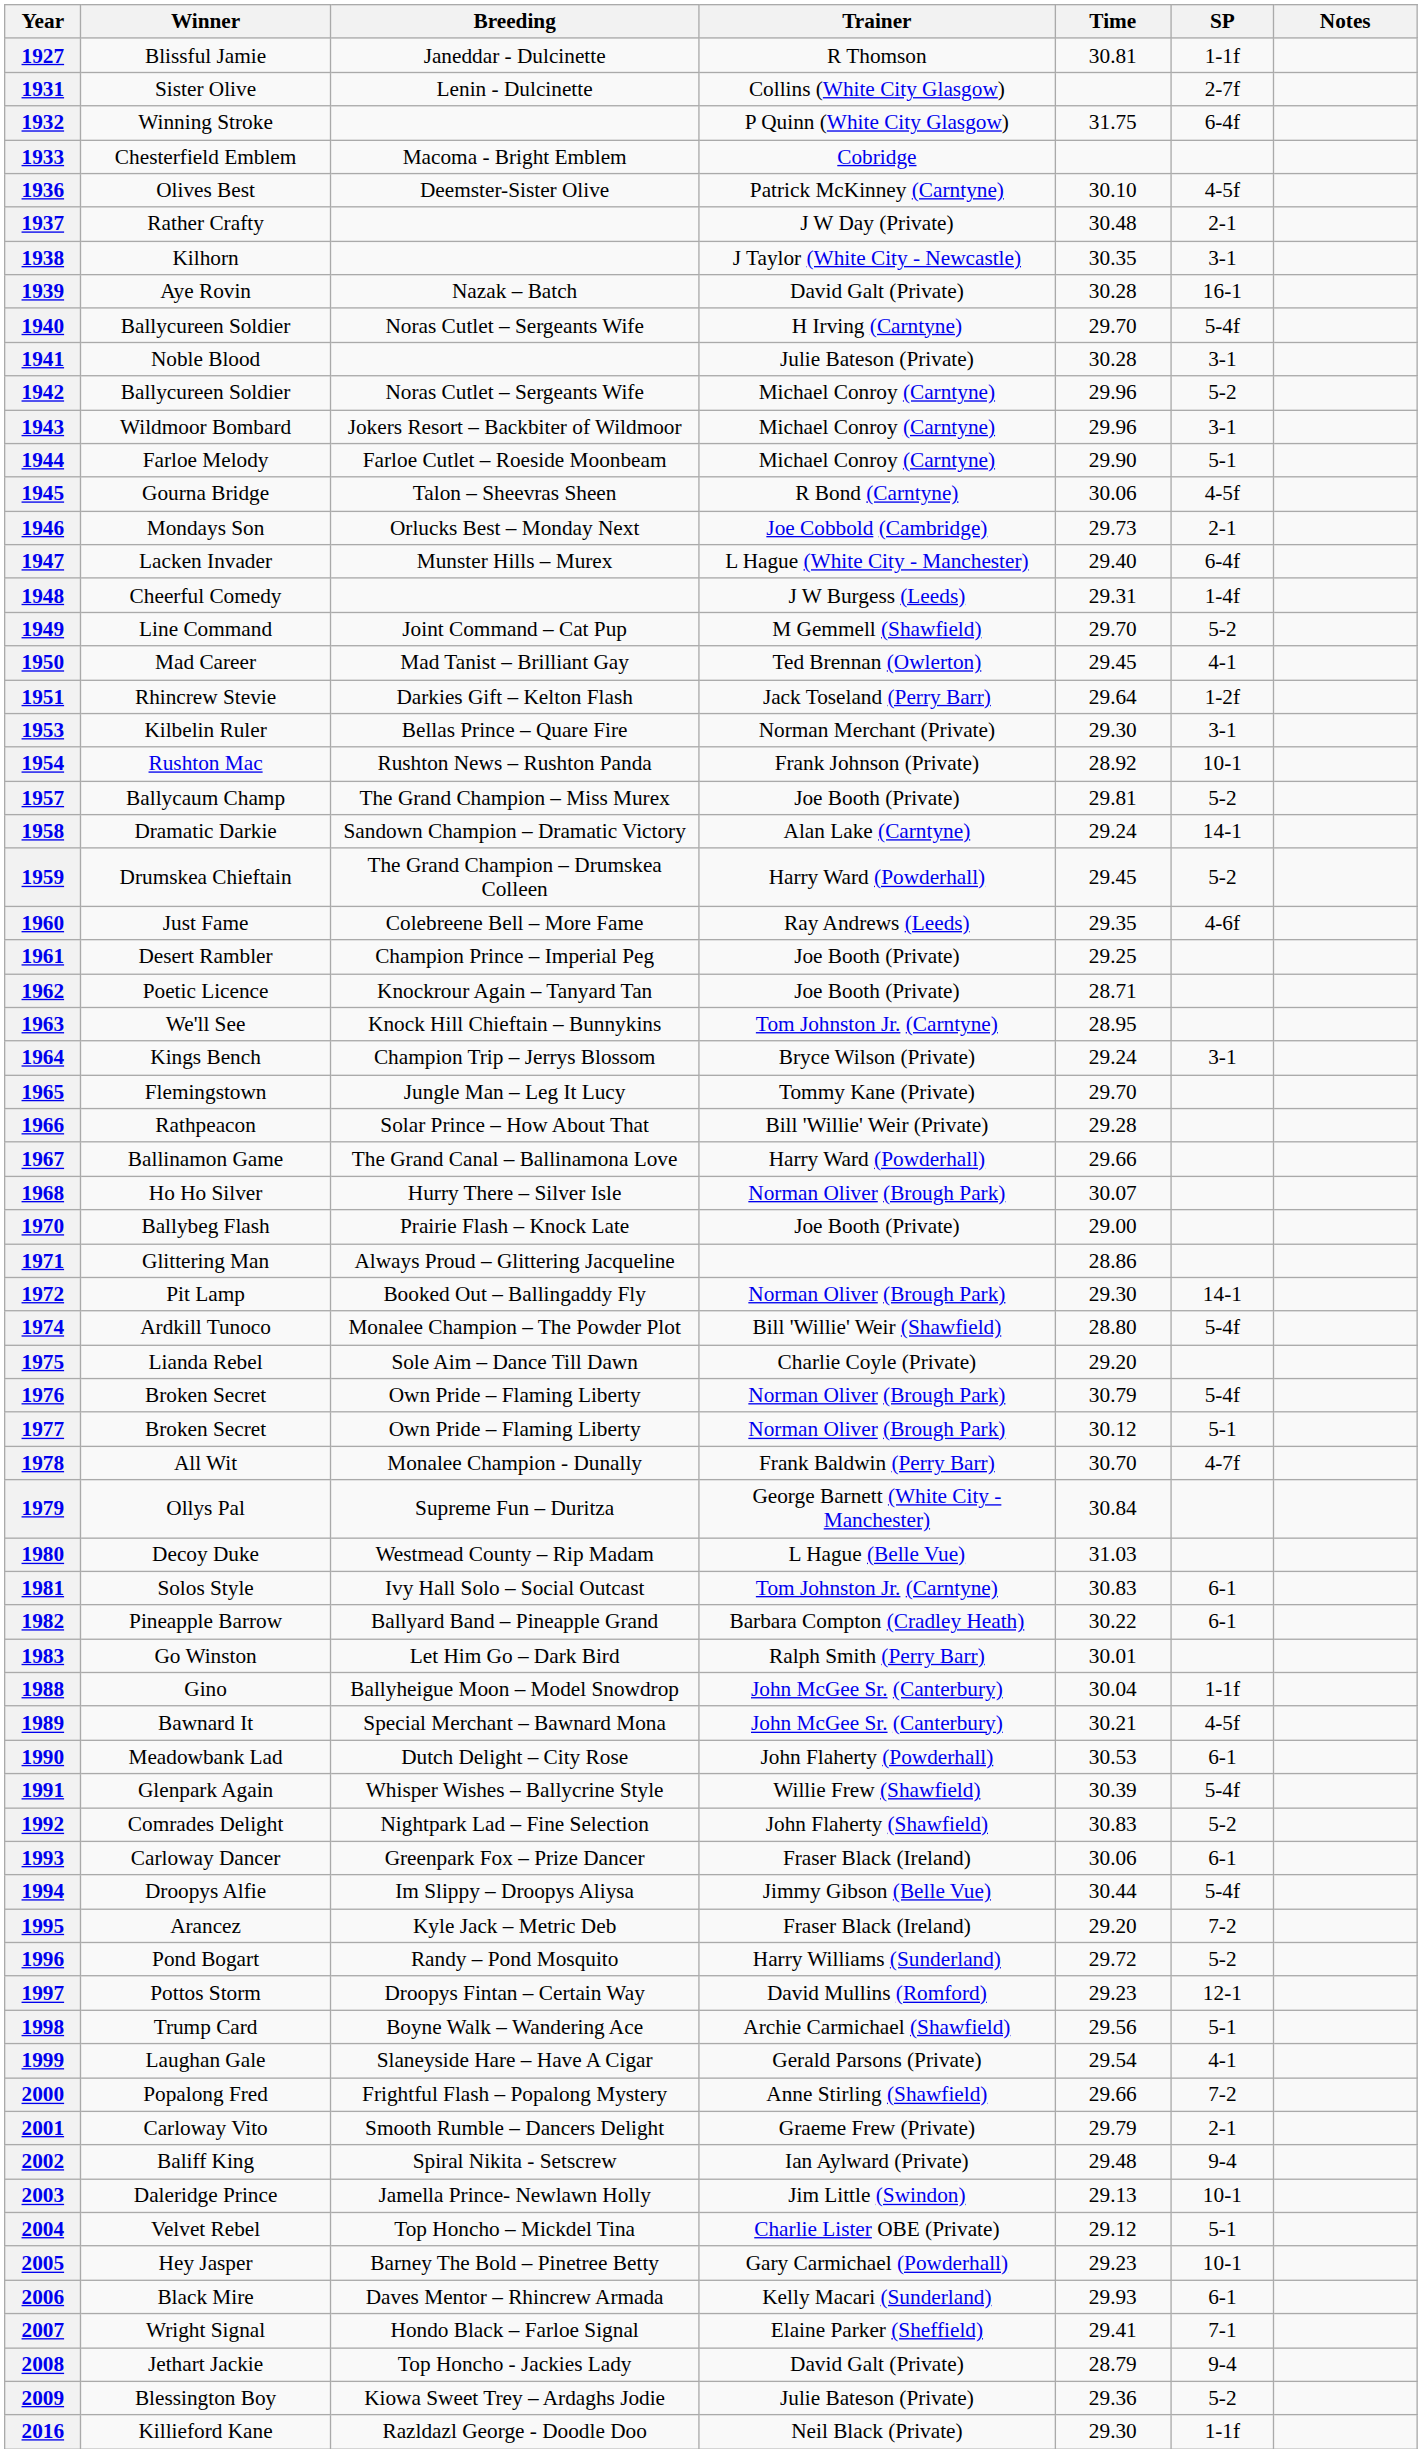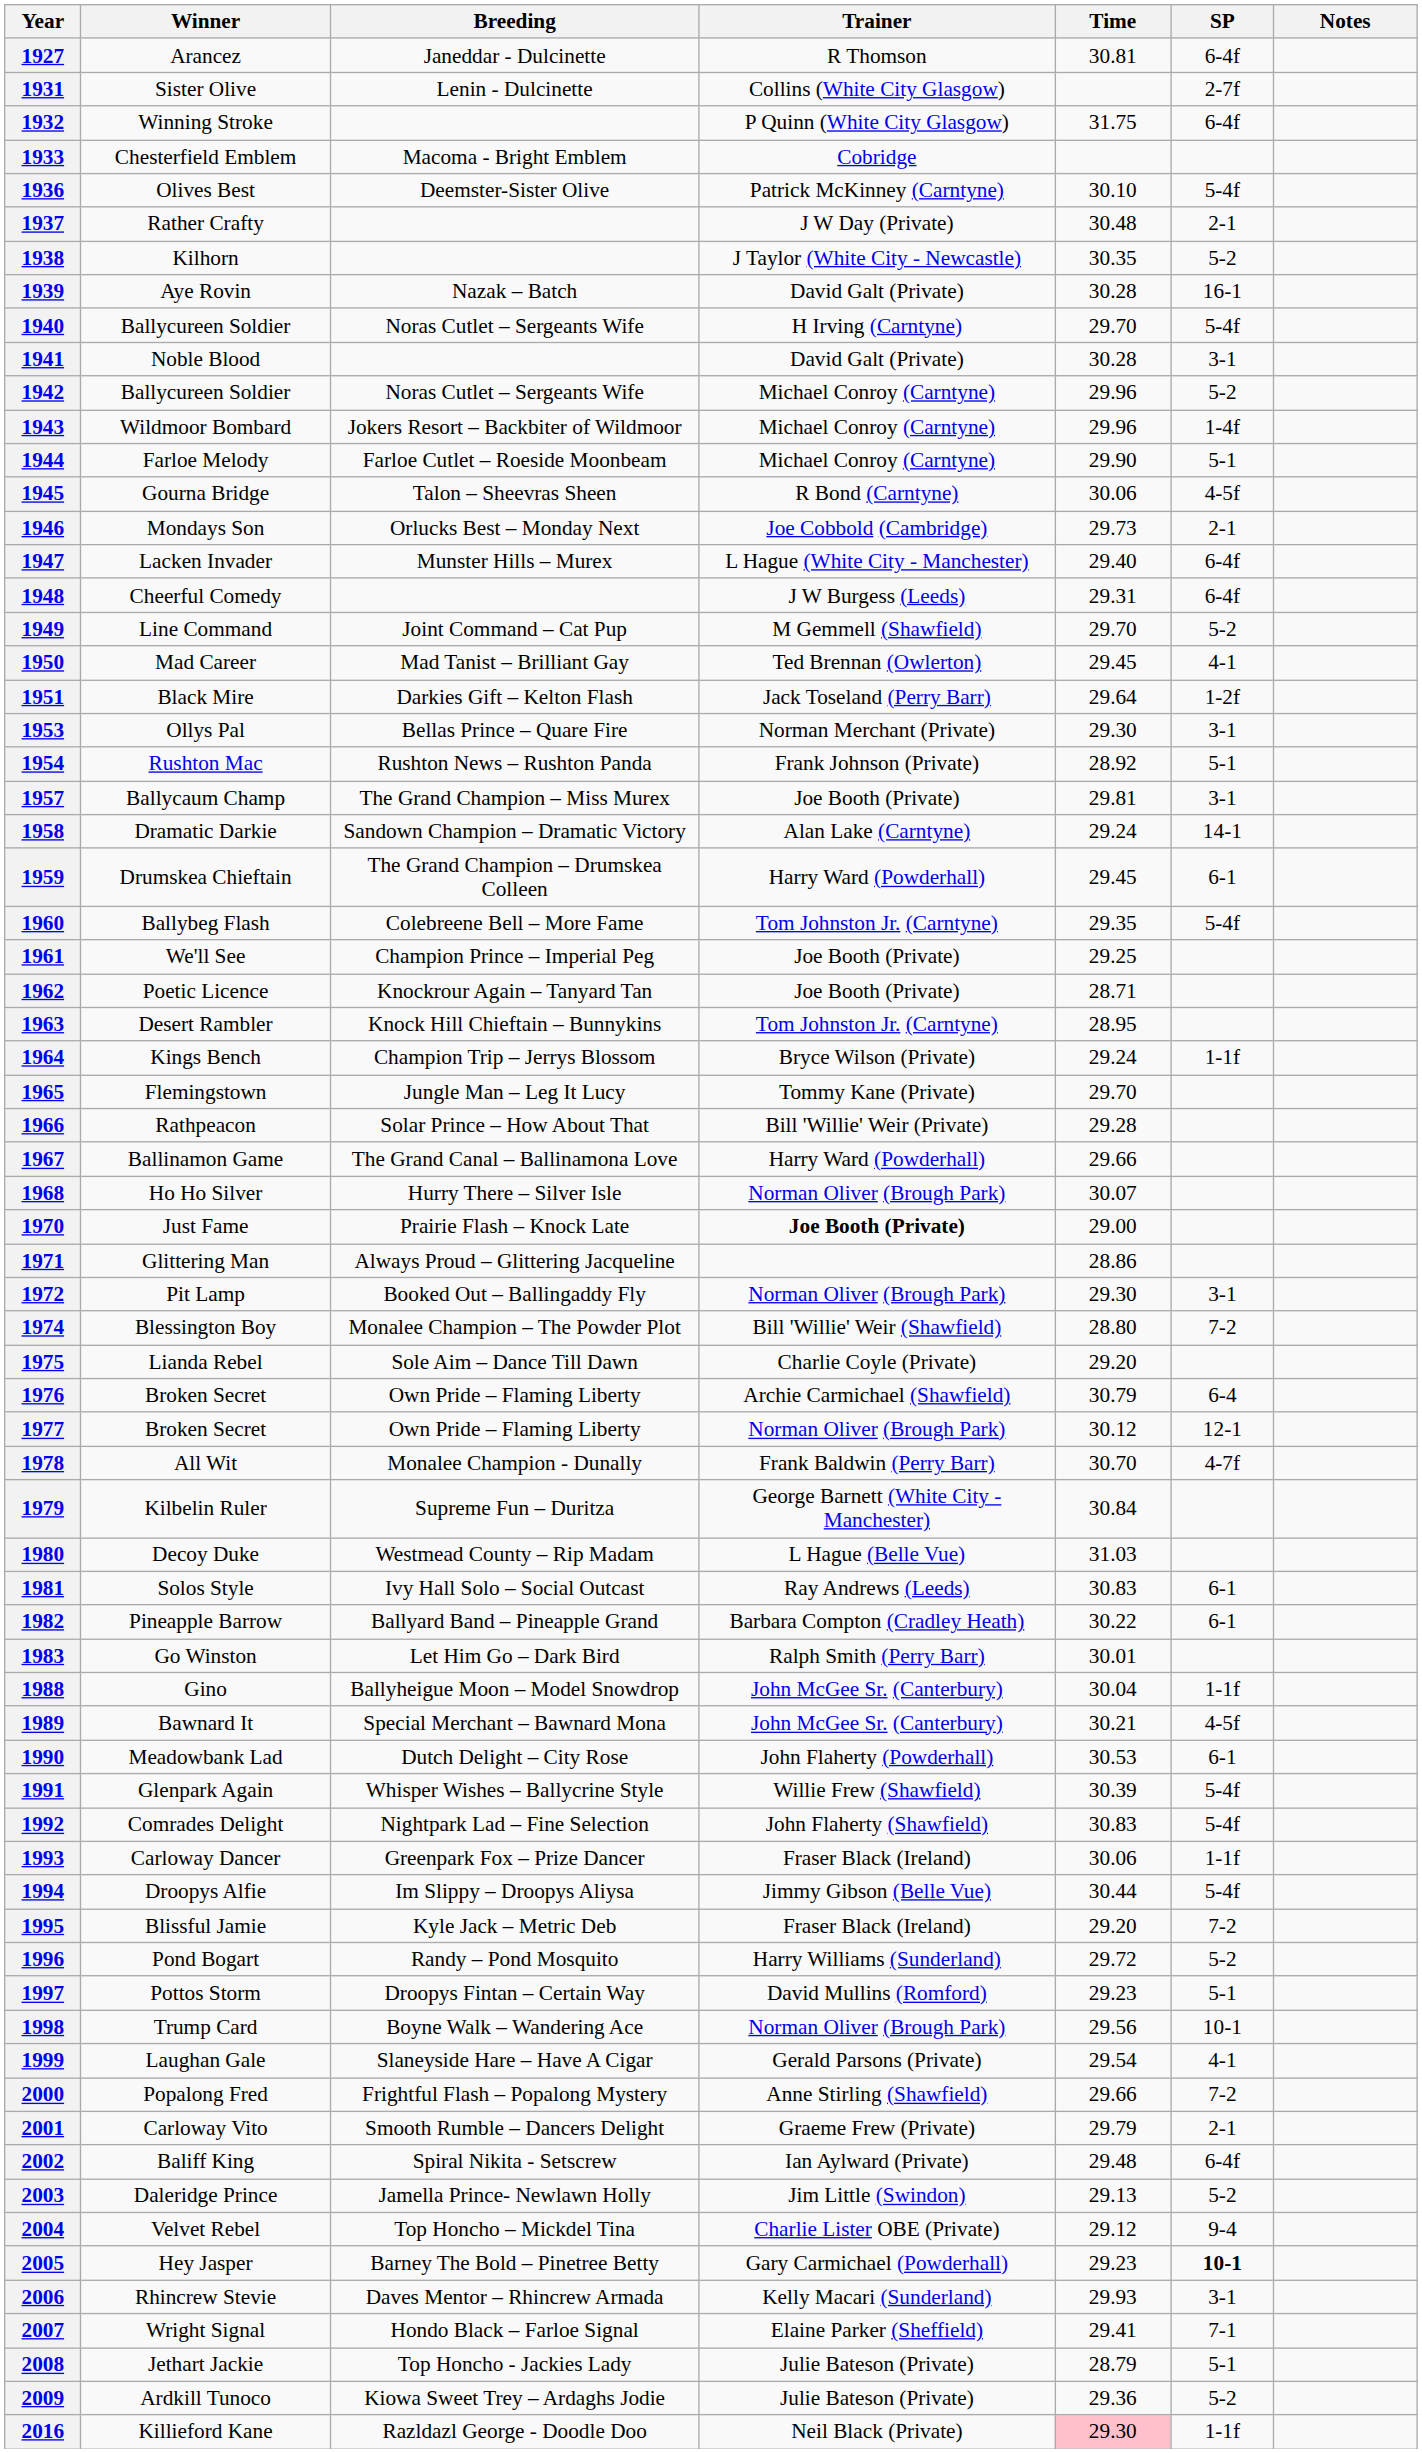(206, 55) Blissful Jamie -> (206, 55) Arancez
(1222, 55) 1-1f -> (1222, 55) 6-4f
(1222, 190) 4-5f -> (1222, 190) 5-4f
(1222, 257) 3-1 -> (1222, 257) 5-2
(877, 358) Julie Bateson (Private) -> (877, 358) David Galt (Private)
(1222, 426) 3-1 -> (1222, 426) 1-4f
(1222, 595) 1-4f -> (1222, 595) 6-4f
(206, 696) Rhincrew Stevie -> (206, 696) Black Mire
(206, 730) Kilbelin Ruler -> (206, 730) Ollys Pal
(1222, 763) 10-1 -> (1222, 763) 5-1
(1222, 797) 5-2 -> (1222, 797) 3-1
(1222, 877) 5-2 -> (1222, 877) 6-1
(206, 922) Just Fame -> (206, 922) Ballybeg Flash
(877, 922) Ray Andrews (Leeds) -> (877, 922) Tom Johnston Jr. (Carntyne)
(1222, 922) 4-6f -> (1222, 922) 5-4f
(206, 956) Desert Rambler -> (206, 956) We'll See
(206, 1024) We'll See -> (206, 1024) Desert Rambler
(1222, 1057) 3-1 -> (1222, 1057) 1-1f
(206, 1226) Ballybeg Flash -> (206, 1226) Just Fame
(877, 1226) normal -> (877, 1226) bold
(1222, 1294) 14-1 -> (1222, 1294) 3-1
(206, 1327) Ardkill Tunoco -> (206, 1327) Blessington Boy
(1222, 1327) 5-4f -> (1222, 1327) 7-2
(877, 1395) Norman Oliver (Brough Park) -> (877, 1395) Archie Carmichael (Shawfield)
(1222, 1395) 5-4f -> (1222, 1395) 6-4
(1222, 1429) 5-1 -> (1222, 1429) 12-1
(206, 1508) Ollys Pal -> (206, 1508) Kilbelin Ruler
(877, 1587) Tom Johnston Jr. (Carntyne) -> (877, 1587) Ray Andrews (Leeds)
(1222, 1824) 5-2 -> (1222, 1824) 5-4f
(1222, 1857) 6-1 -> (1222, 1857) 1-1f
(206, 1925) Arancez -> (206, 1925) Blissful Jamie
(1222, 1992) 12-1 -> (1222, 1992) 5-1
(877, 2026) Archie Carmichael (Shawfield) -> (877, 2026) Norman Oliver (Brough Park)
(1222, 2026) 5-1 -> (1222, 2026) 10-1
(1222, 2161) 9-4 -> (1222, 2161) 6-4f
(1222, 2195) 10-1 -> (1222, 2195) 5-2
(1222, 2229) 5-1 -> (1222, 2229) 9-4
(1222, 2262) normal -> (1222, 2262) bold
(206, 2296) Black Mire -> (206, 2296) Rhincrew Stevie
(1222, 2296) 6-1 -> (1222, 2296) 3-1
(877, 2364) David Galt (Private) -> (877, 2364) Julie Bateson (Private)
(1222, 2364) 9-4 -> (1222, 2364) 5-1
(206, 2397) Blessington Boy -> (206, 2397) Ardkill Tunoco
(1113, 2431) no background -> (1113, 2431) pink background
